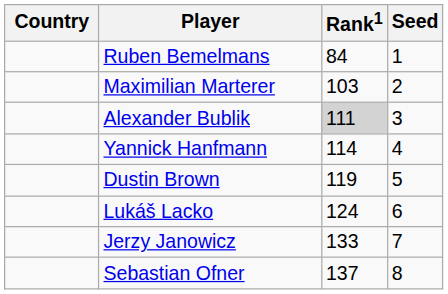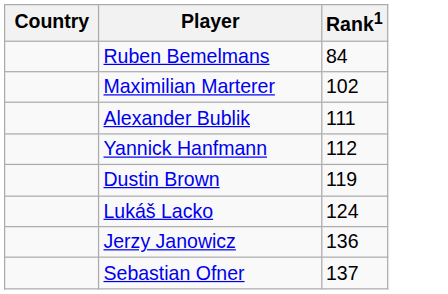- column: (415, 22)
(342, 87) 103 -> (342, 87) 102
(341, 118) lightgrey background -> (341, 118) no background
(342, 149) 114 -> (342, 149) 112
(342, 241) 133 -> (342, 241) 136
